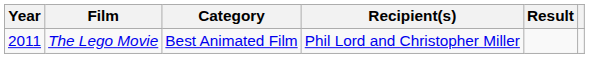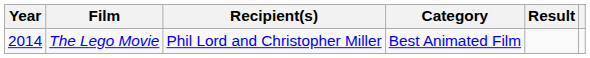columns swapped: (232, 16) <-> (412, 16)
(25, 41) 2011 -> (25, 41) 2014
